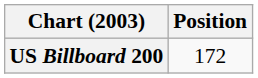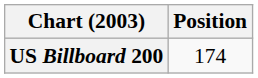(210, 55) 172 -> (210, 55) 174
